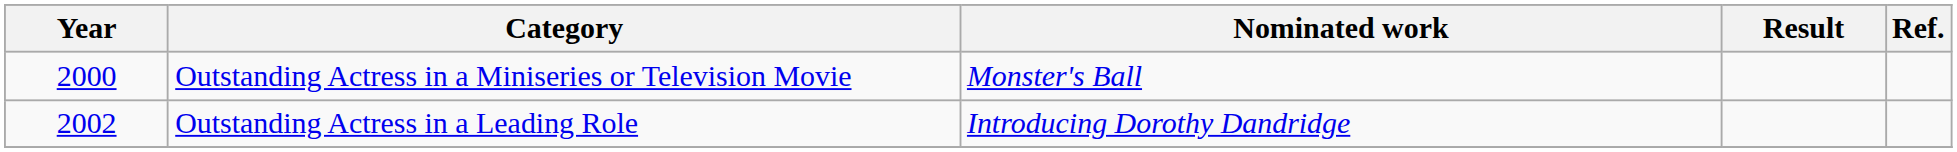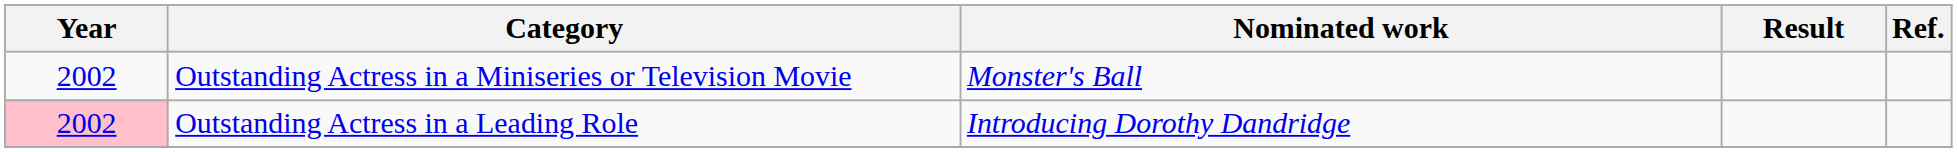(87, 75) 2000 -> (87, 75) 2002
(87, 123) no background -> (87, 123) pink background
